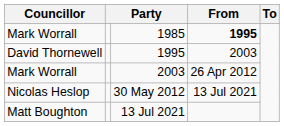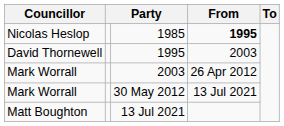(42, 33) Mark Worrall -> (48, 33) Nicolas Heslop
(48, 92) Nicolas Heslop -> (42, 92) Mark Worrall
